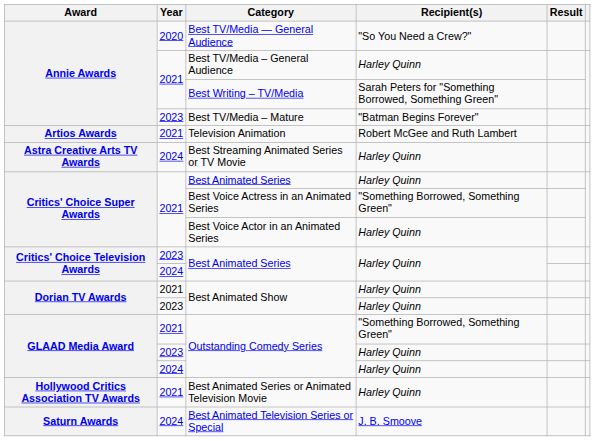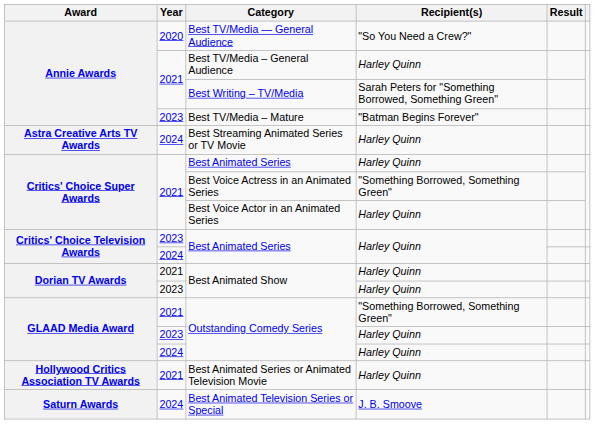- row: (171, 134)
